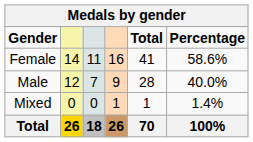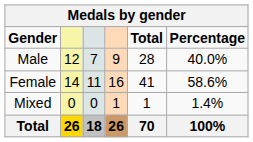rows swapped: (33, 82) <-> (33, 60)
